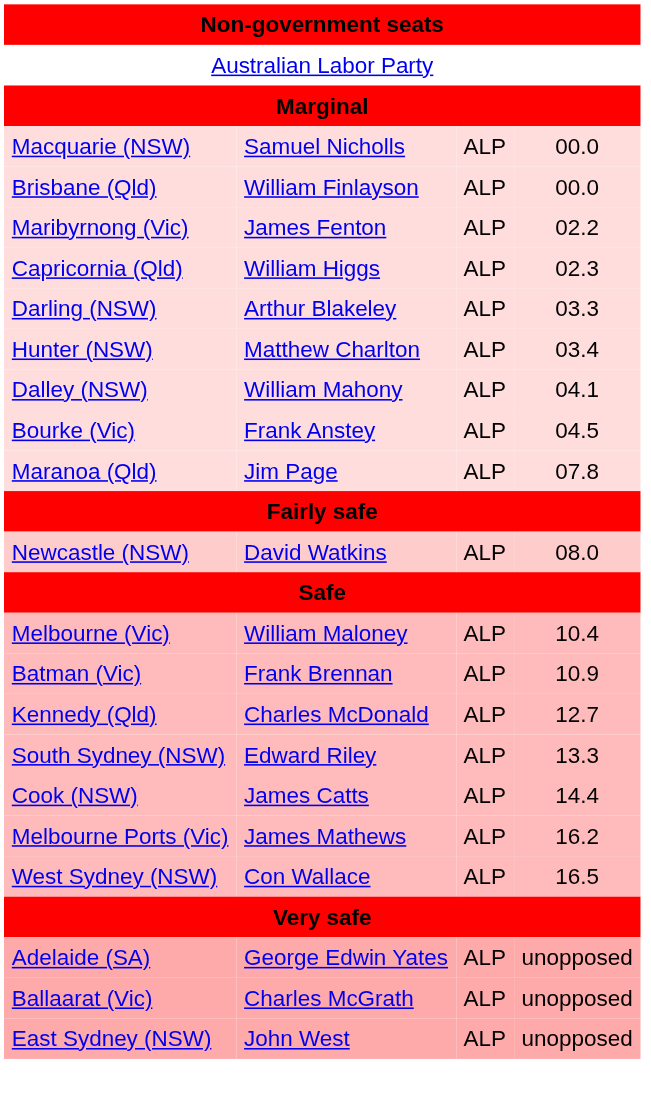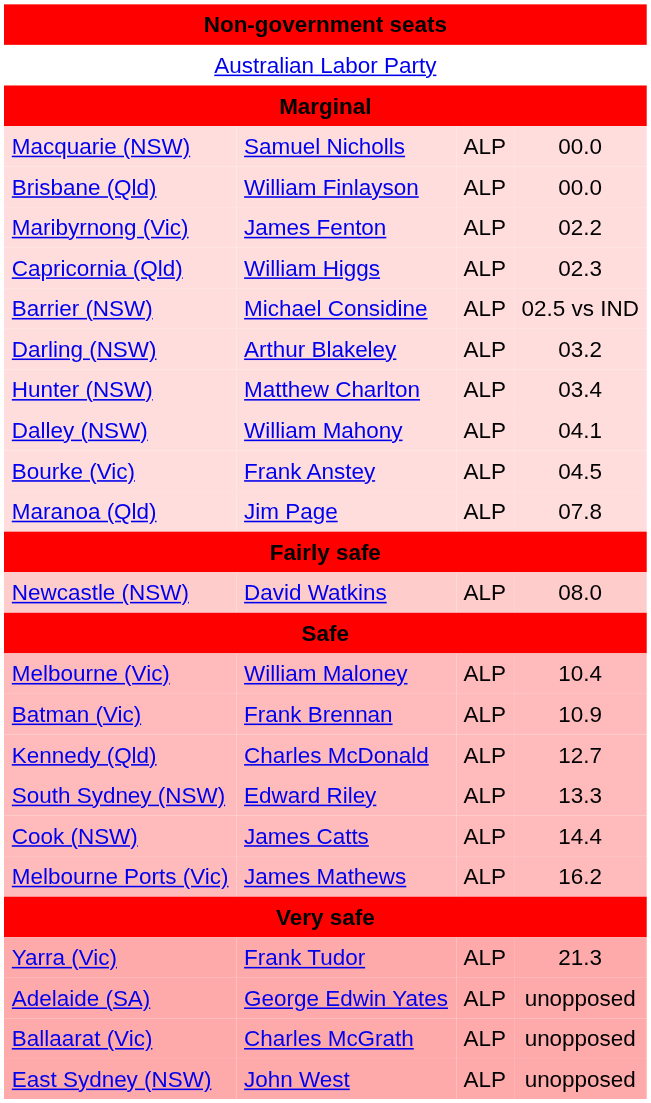+ row: (82, 308)
(577, 308) 03.3 -> (580, 349) 03.2
- row: (115, 876)
+ row: (64, 957)
